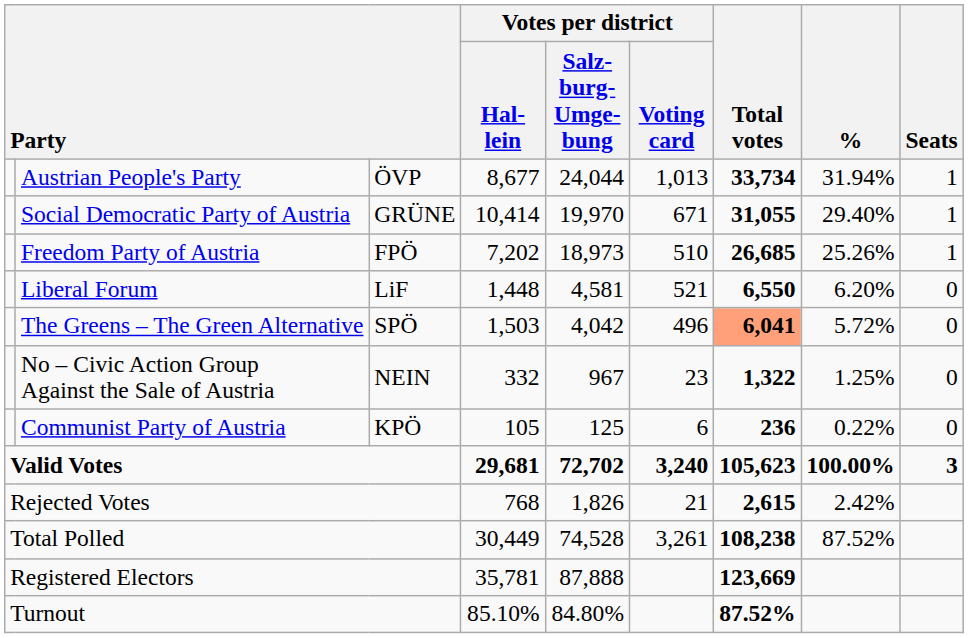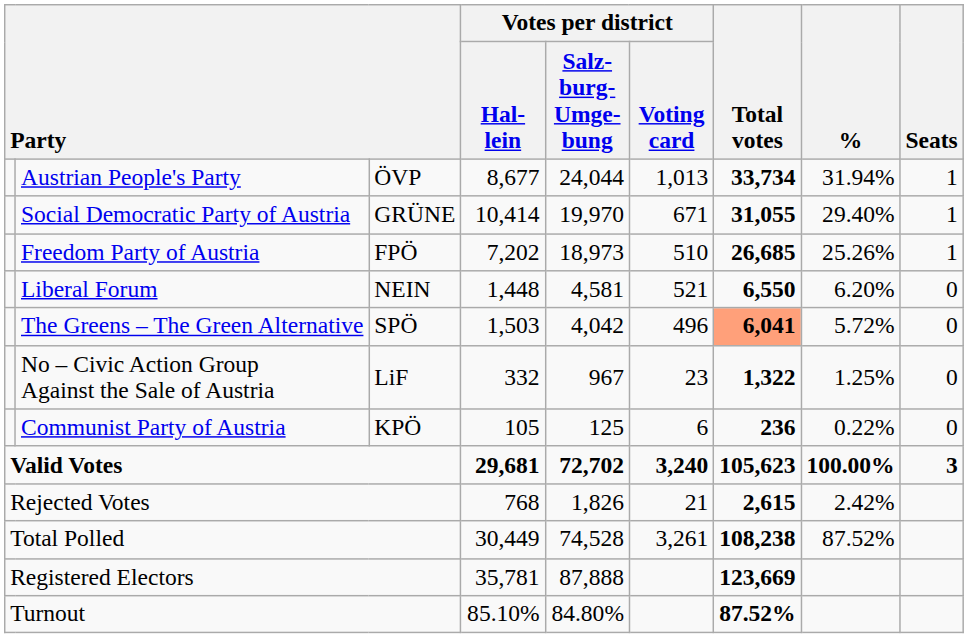(391, 289) LiF -> (402, 289) NEIN
(402, 376) NEIN -> (391, 376) LiF
